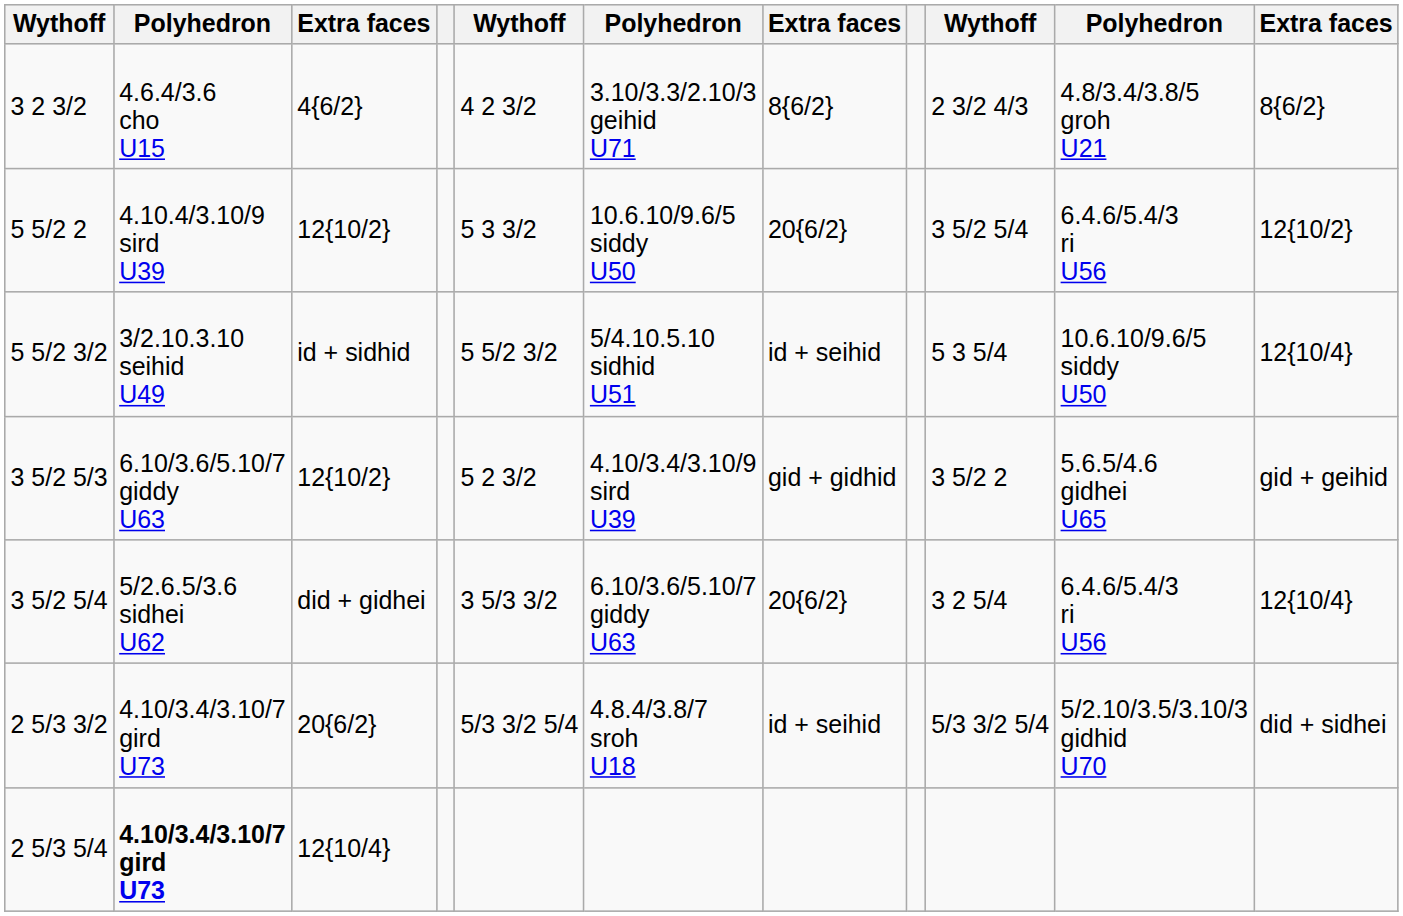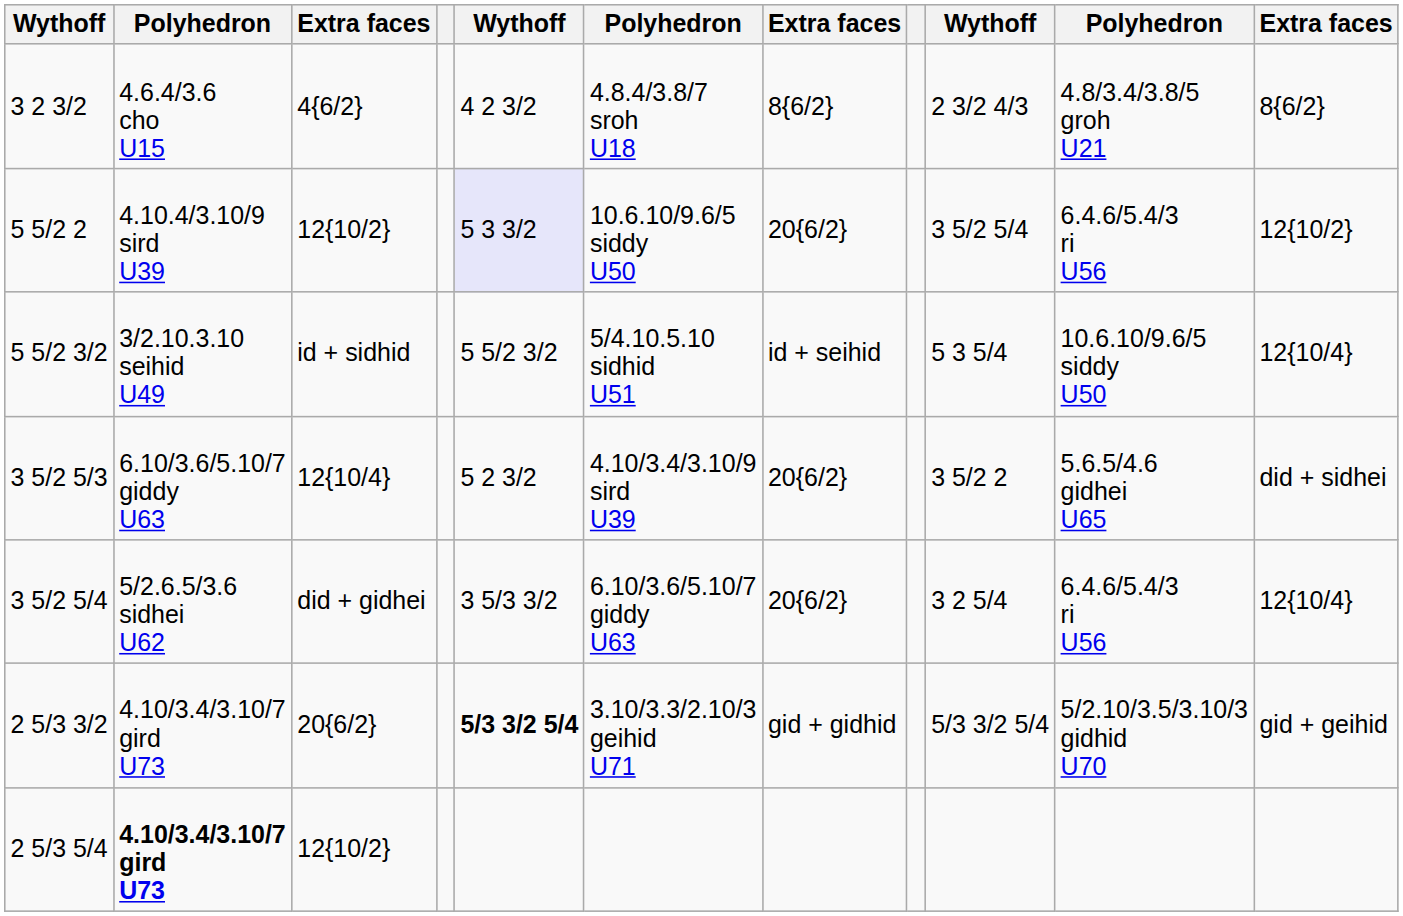(673, 120) 3.10/3.3/2.10/3 geihid U71 -> (649, 120) 4.8.4/3.8/7 sroh U18
(499, 229) no background -> (499, 229) lavender background
(344, 477) 12{10/2} -> (344, 477) 12{10/4}
(832, 477) gid + gidhid -> (808, 477) 20{6/2}
(1324, 477) gid + geihid -> (1323, 477) did + sidhei
(519, 725) normal -> (519, 725) bold
(649, 739) 4.8.4/3.8/7 sroh U18 -> (673, 739) 3.10/3.3/2.10/3 geihid U71
(825, 725) id + seihid -> (832, 725) gid + gidhid
(1323, 725) did + sidhei -> (1324, 725) gid + geihid
(344, 848) 12{10/4} -> (344, 848) 12{10/2}
